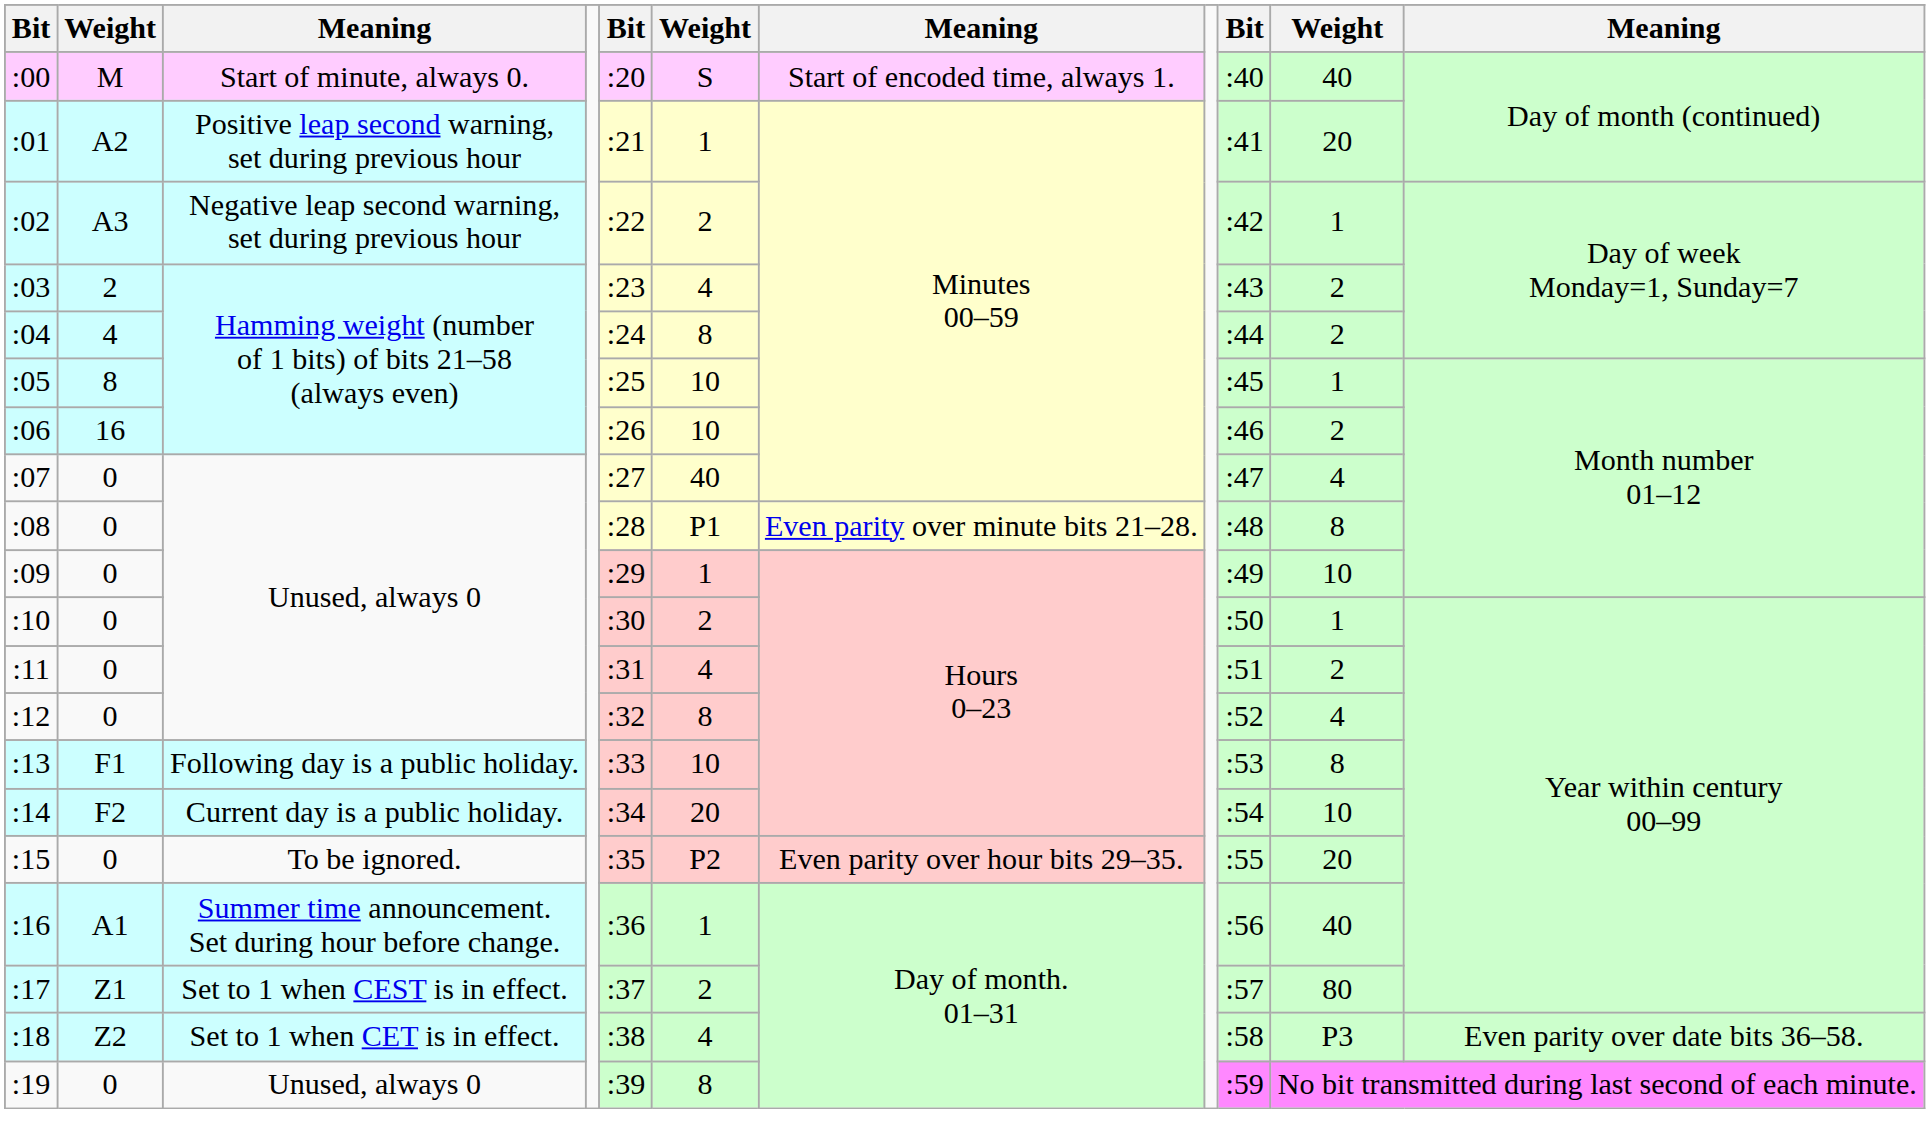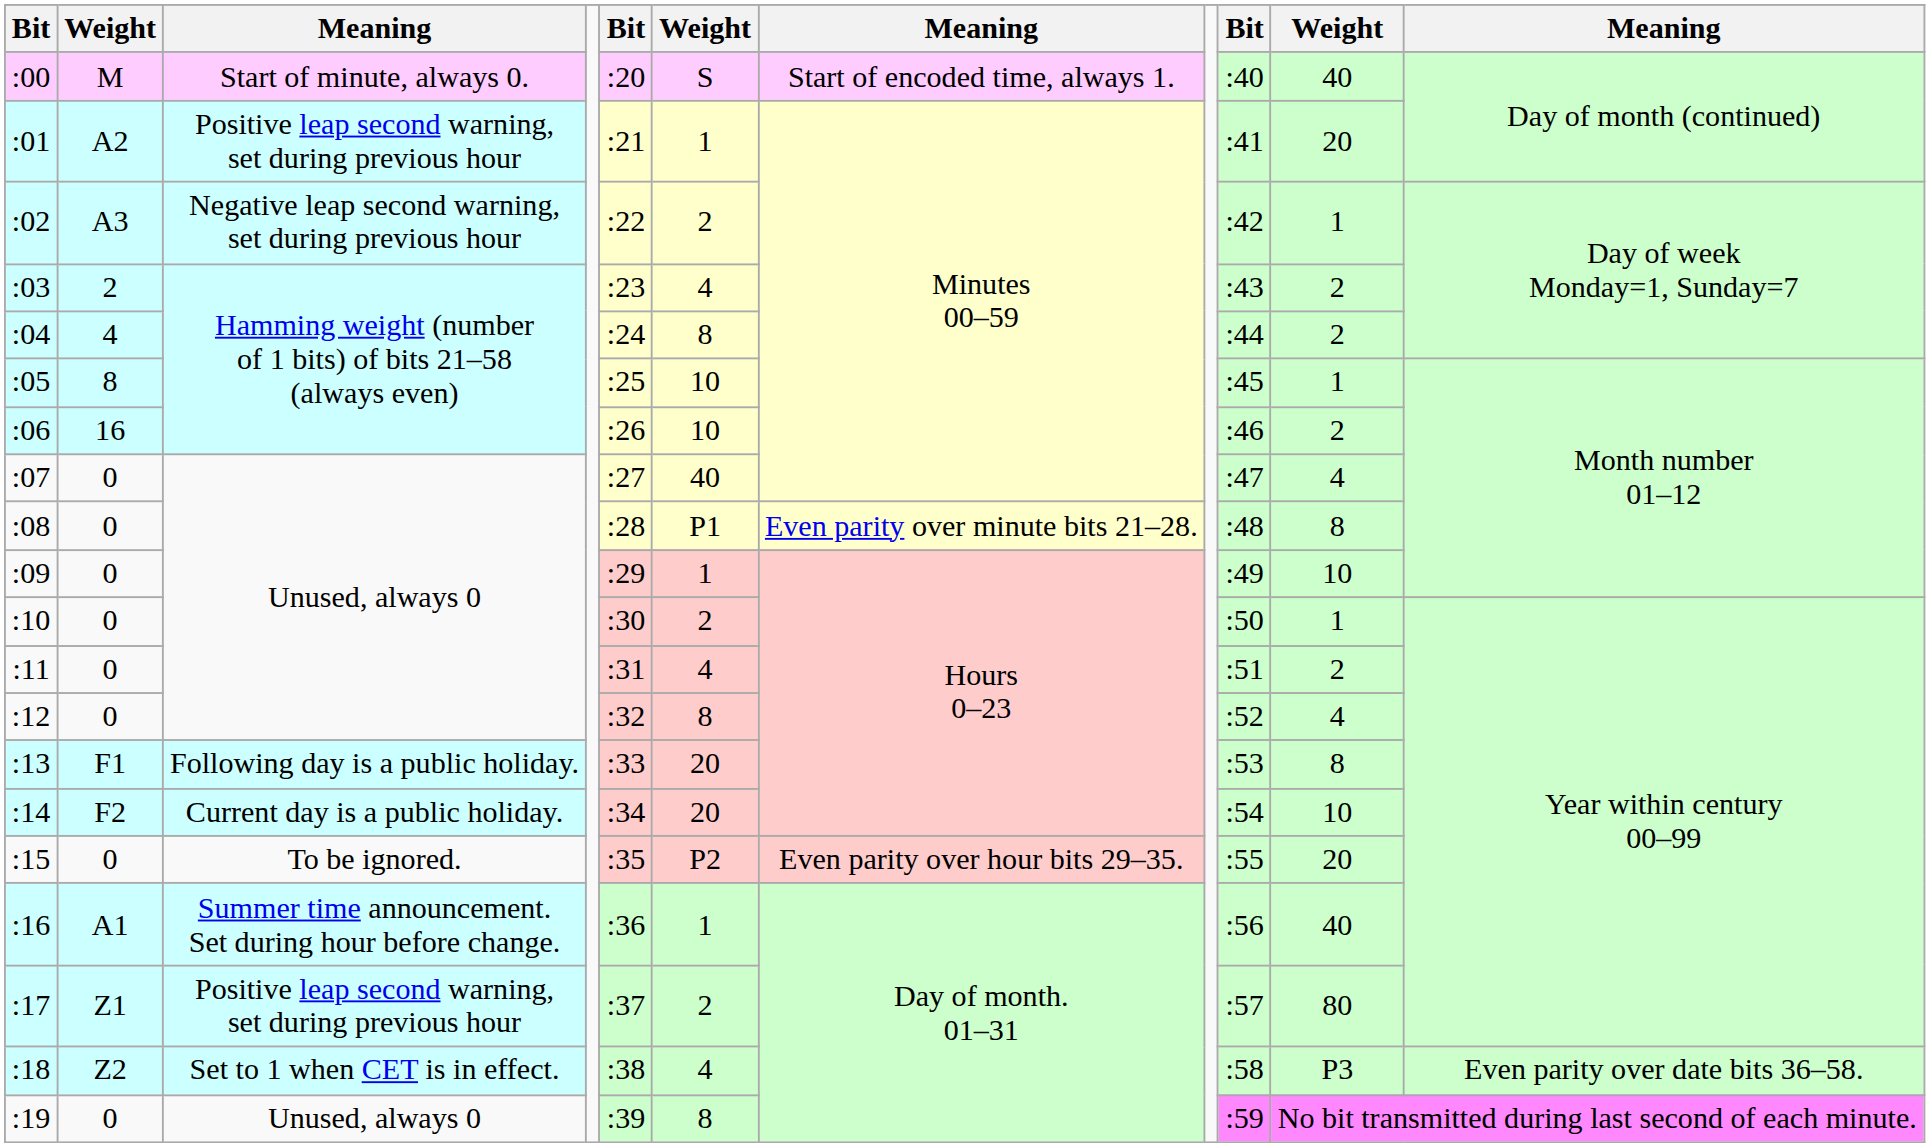(705, 763) 10 -> (705, 763) 20
(375, 988) Set to 1 when CEST is in effect. -> (375, 1005) Positive leap second warning, set during previous hour
